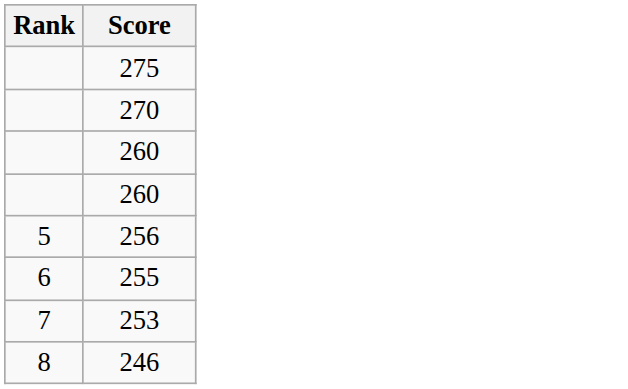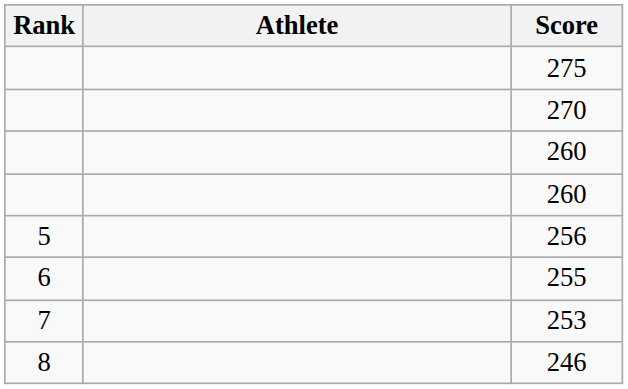+ column: (297, 25)
